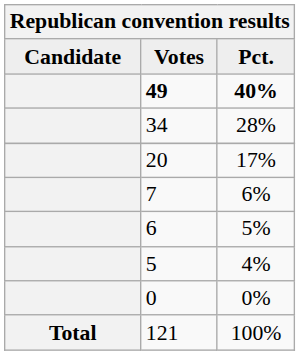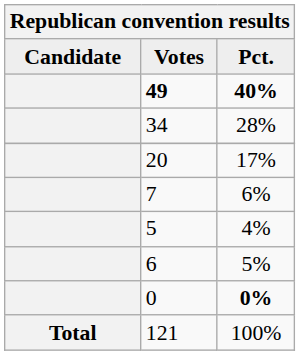rows swapped: (151, 228) <-> (151, 263)
(256, 297) normal -> (256, 297) bold
